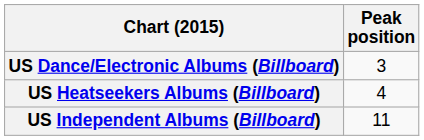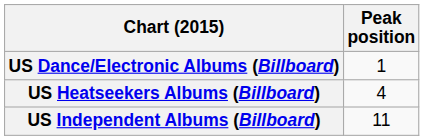(381, 65) 3 -> (381, 65) 1
